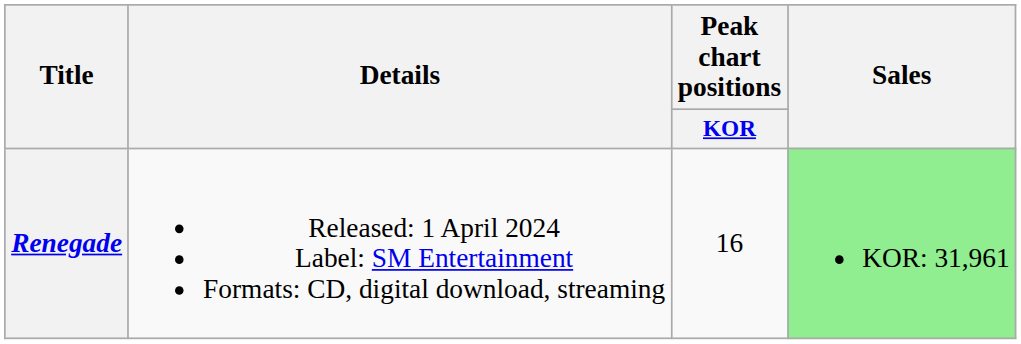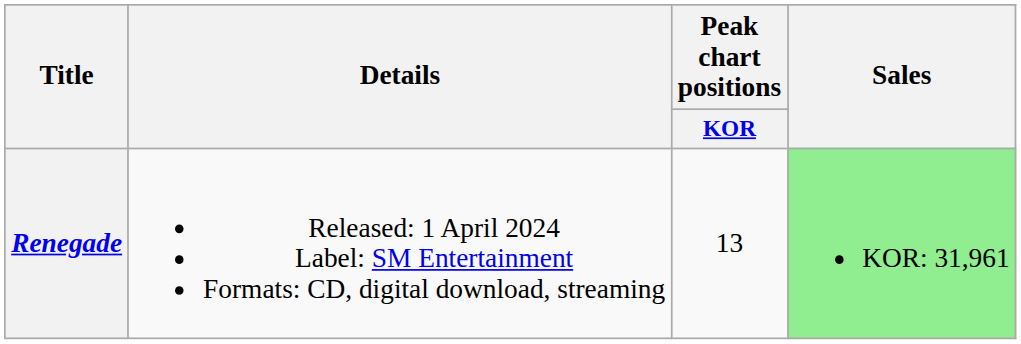(729, 243) 16 -> (729, 243) 13
